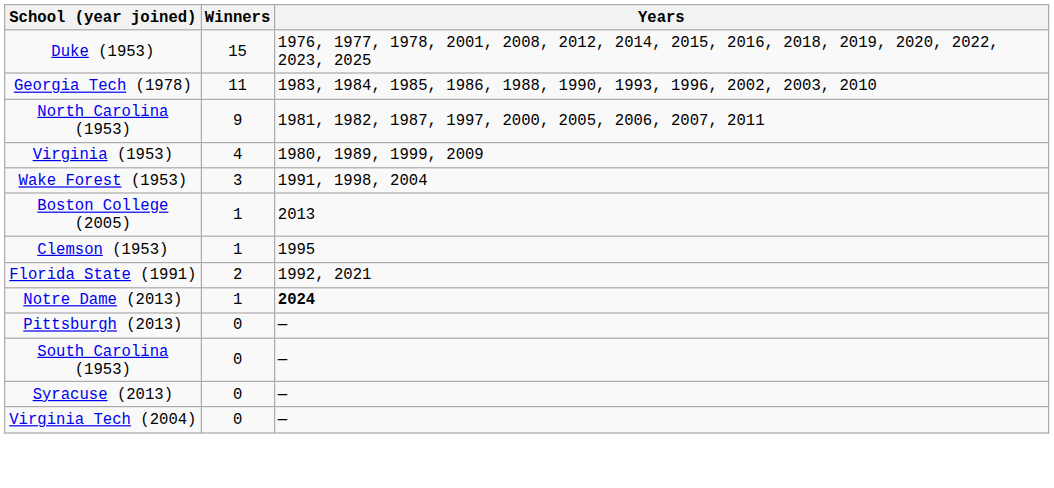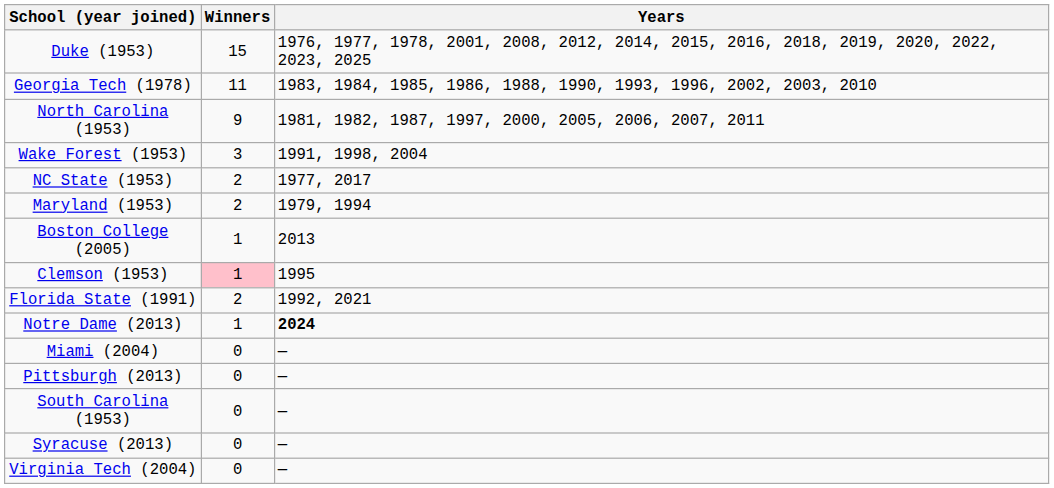- row: (103, 155)
+ row: (103, 180)
+ row: (103, 206)
(238, 249) no background -> (238, 275) pink background
+ row: (103, 351)
